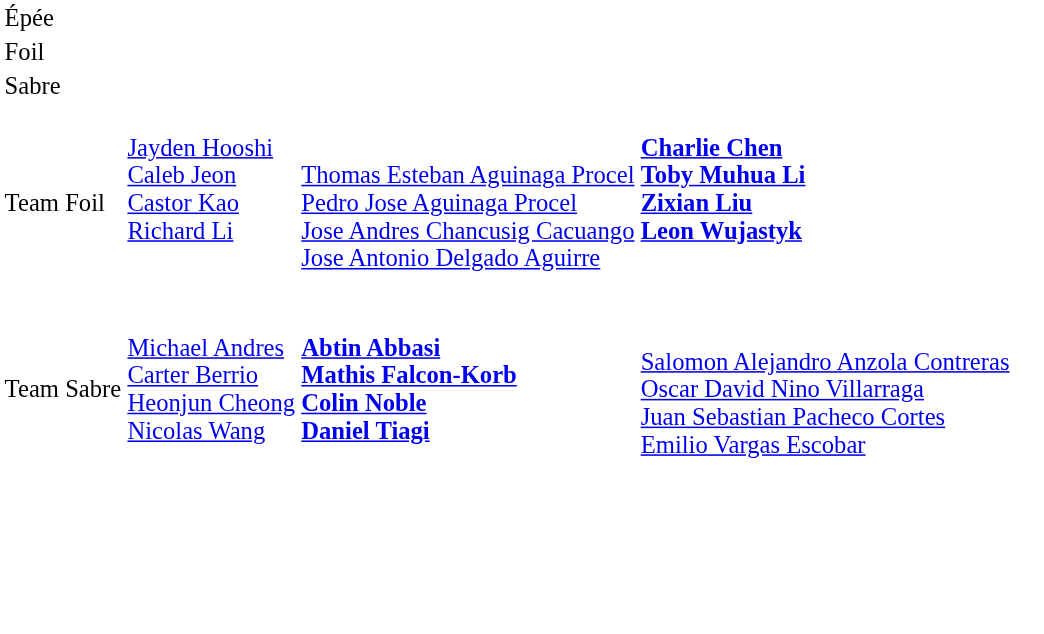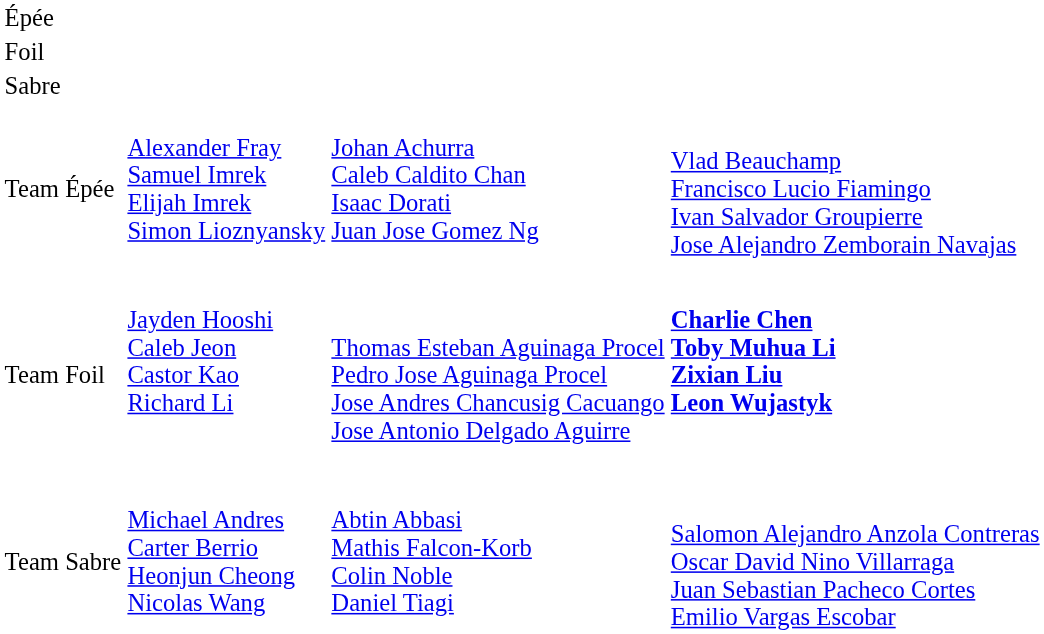+ row: (60, 189)
(409, 389) bold -> (432, 561) normal
